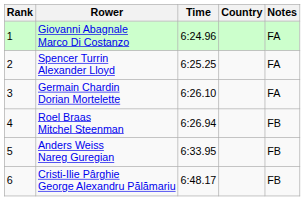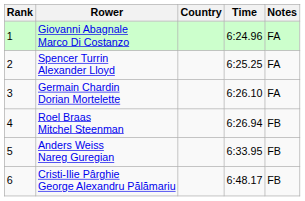columns swapped: (242, 13) <-> (198, 13)
